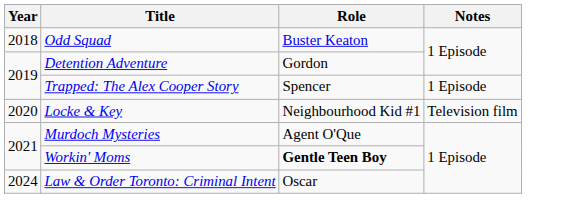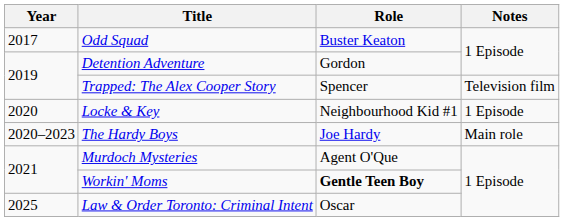(23, 39) 2018 -> (23, 39) 2017
(457, 87) 1 Episode -> (510, 87) Television film
(473, 110) Television film -> (494, 110) 1 Episode
+ row: (130, 134)
(23, 181) 2024 -> (23, 205) 2025
